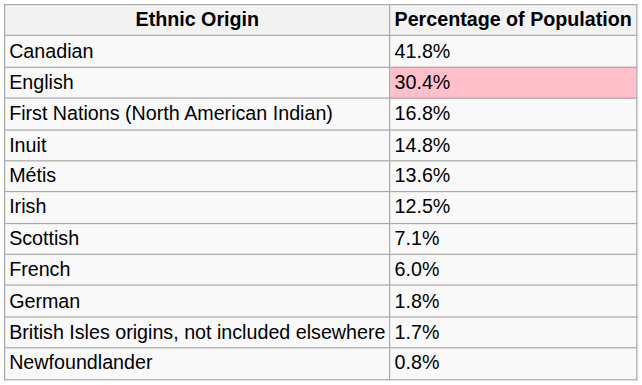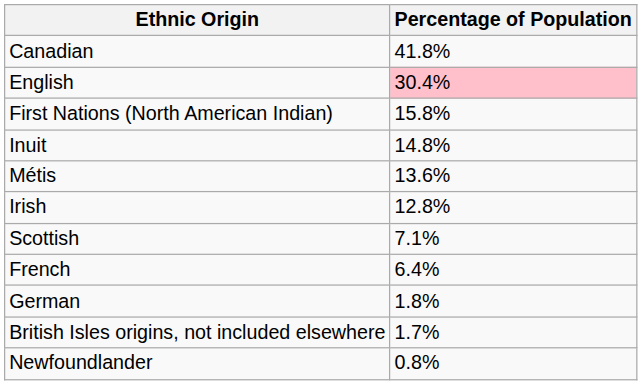(422, 113) 16.8% -> (422, 113) 15.8%
(422, 207) 12.5% -> (422, 207) 12.8%
(417, 269) 6.0% -> (417, 269) 6.4%
